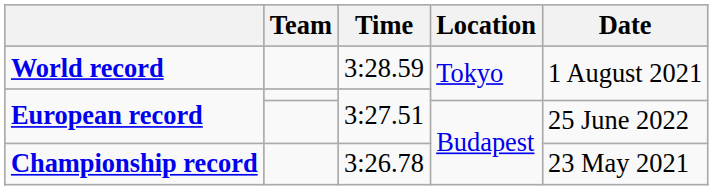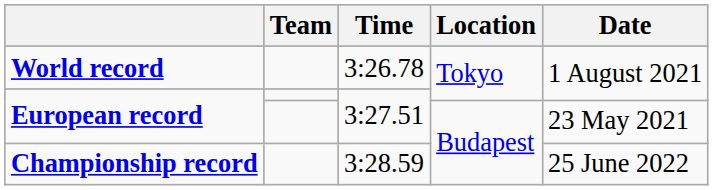(384, 67) 3:28.59 -> (384, 67) 3:26.78
(618, 121) 25 June 2022 -> (618, 121) 23 May 2021
(384, 163) 3:26.78 -> (384, 163) 3:28.59
(618, 163) 23 May 2021 -> (618, 163) 25 June 2022
